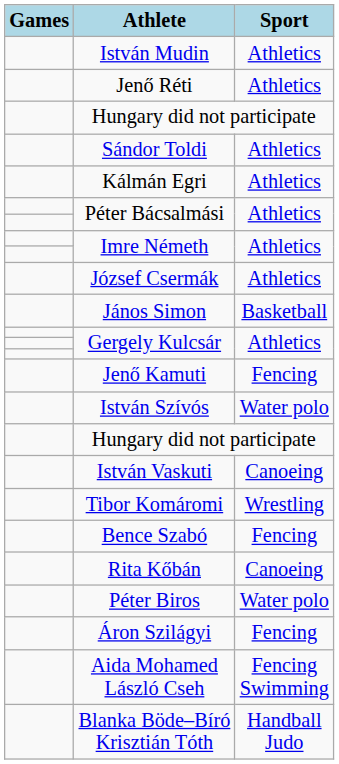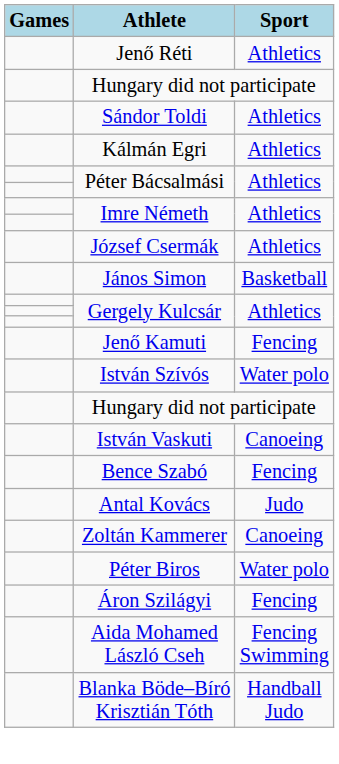- row: (154, 52)
- row: (154, 504)
- row: (154, 568)
+ row: (154, 504)
+ row: (154, 536)
